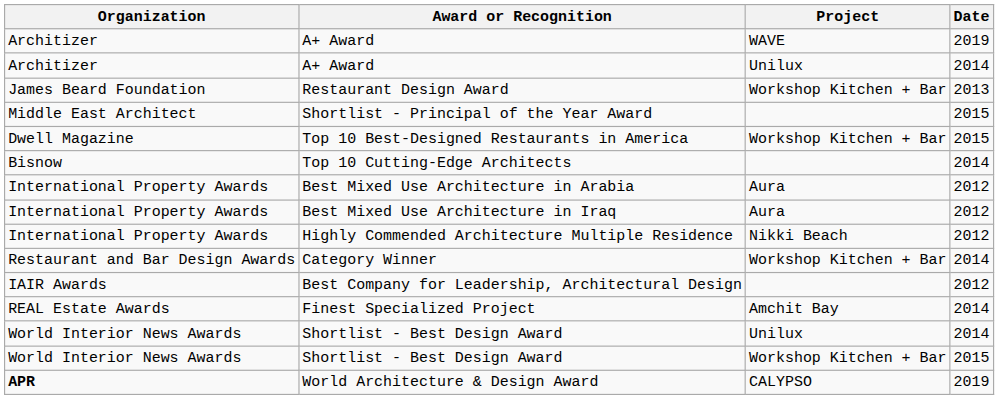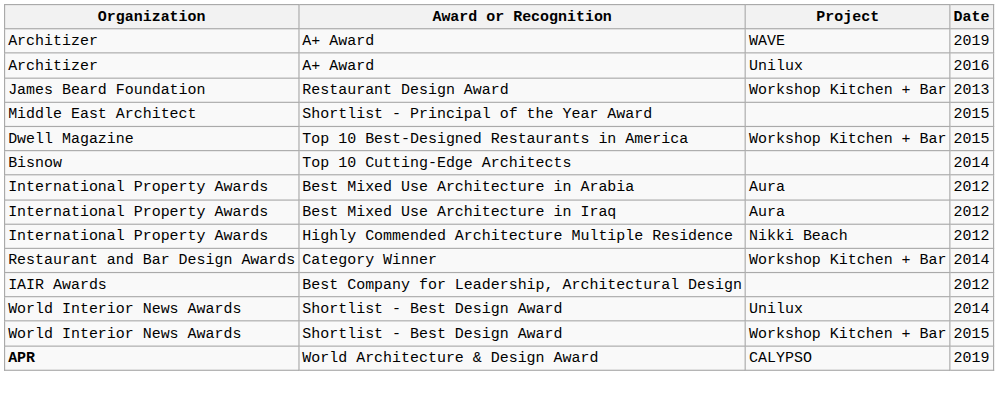(972, 65) 2014 -> (972, 65) 2016
- row: (419, 309)
